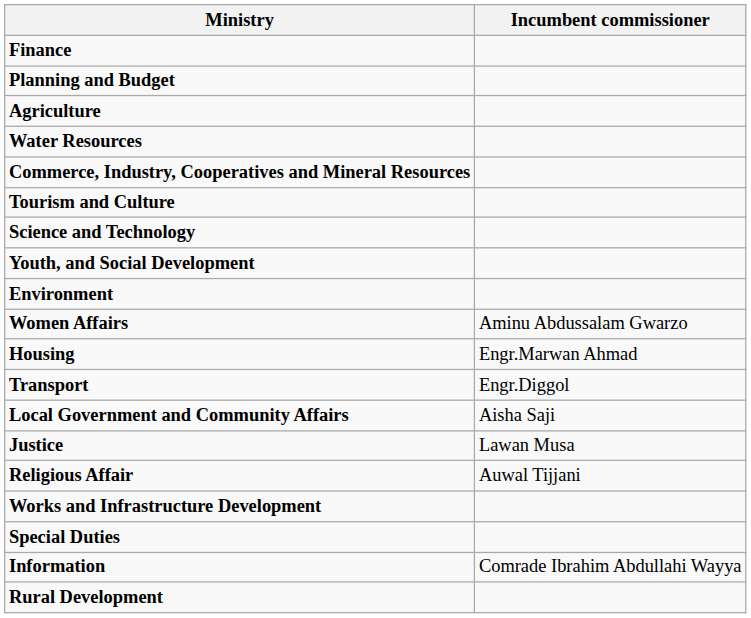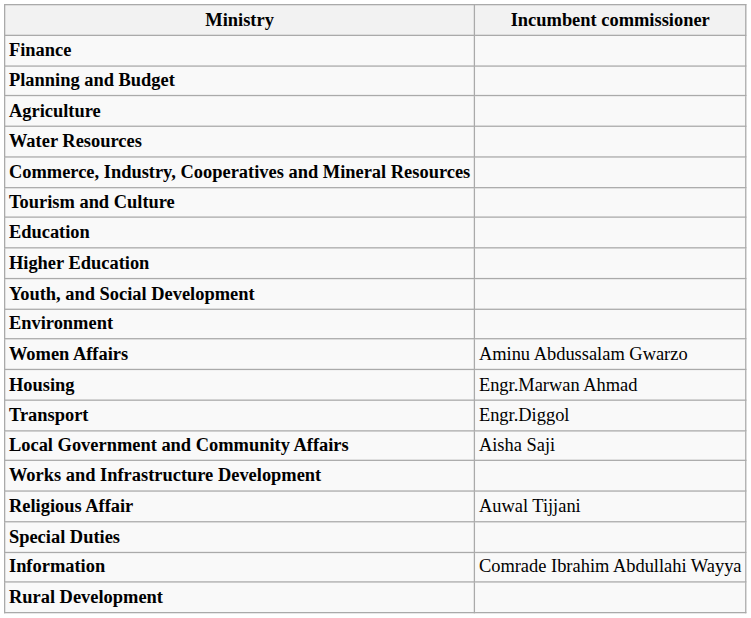+ row: (49, 232)
+ row: (79, 263)
- row: (102, 232)
- row: (36, 445)
rows swapped: (165, 506) <-> (71, 476)
